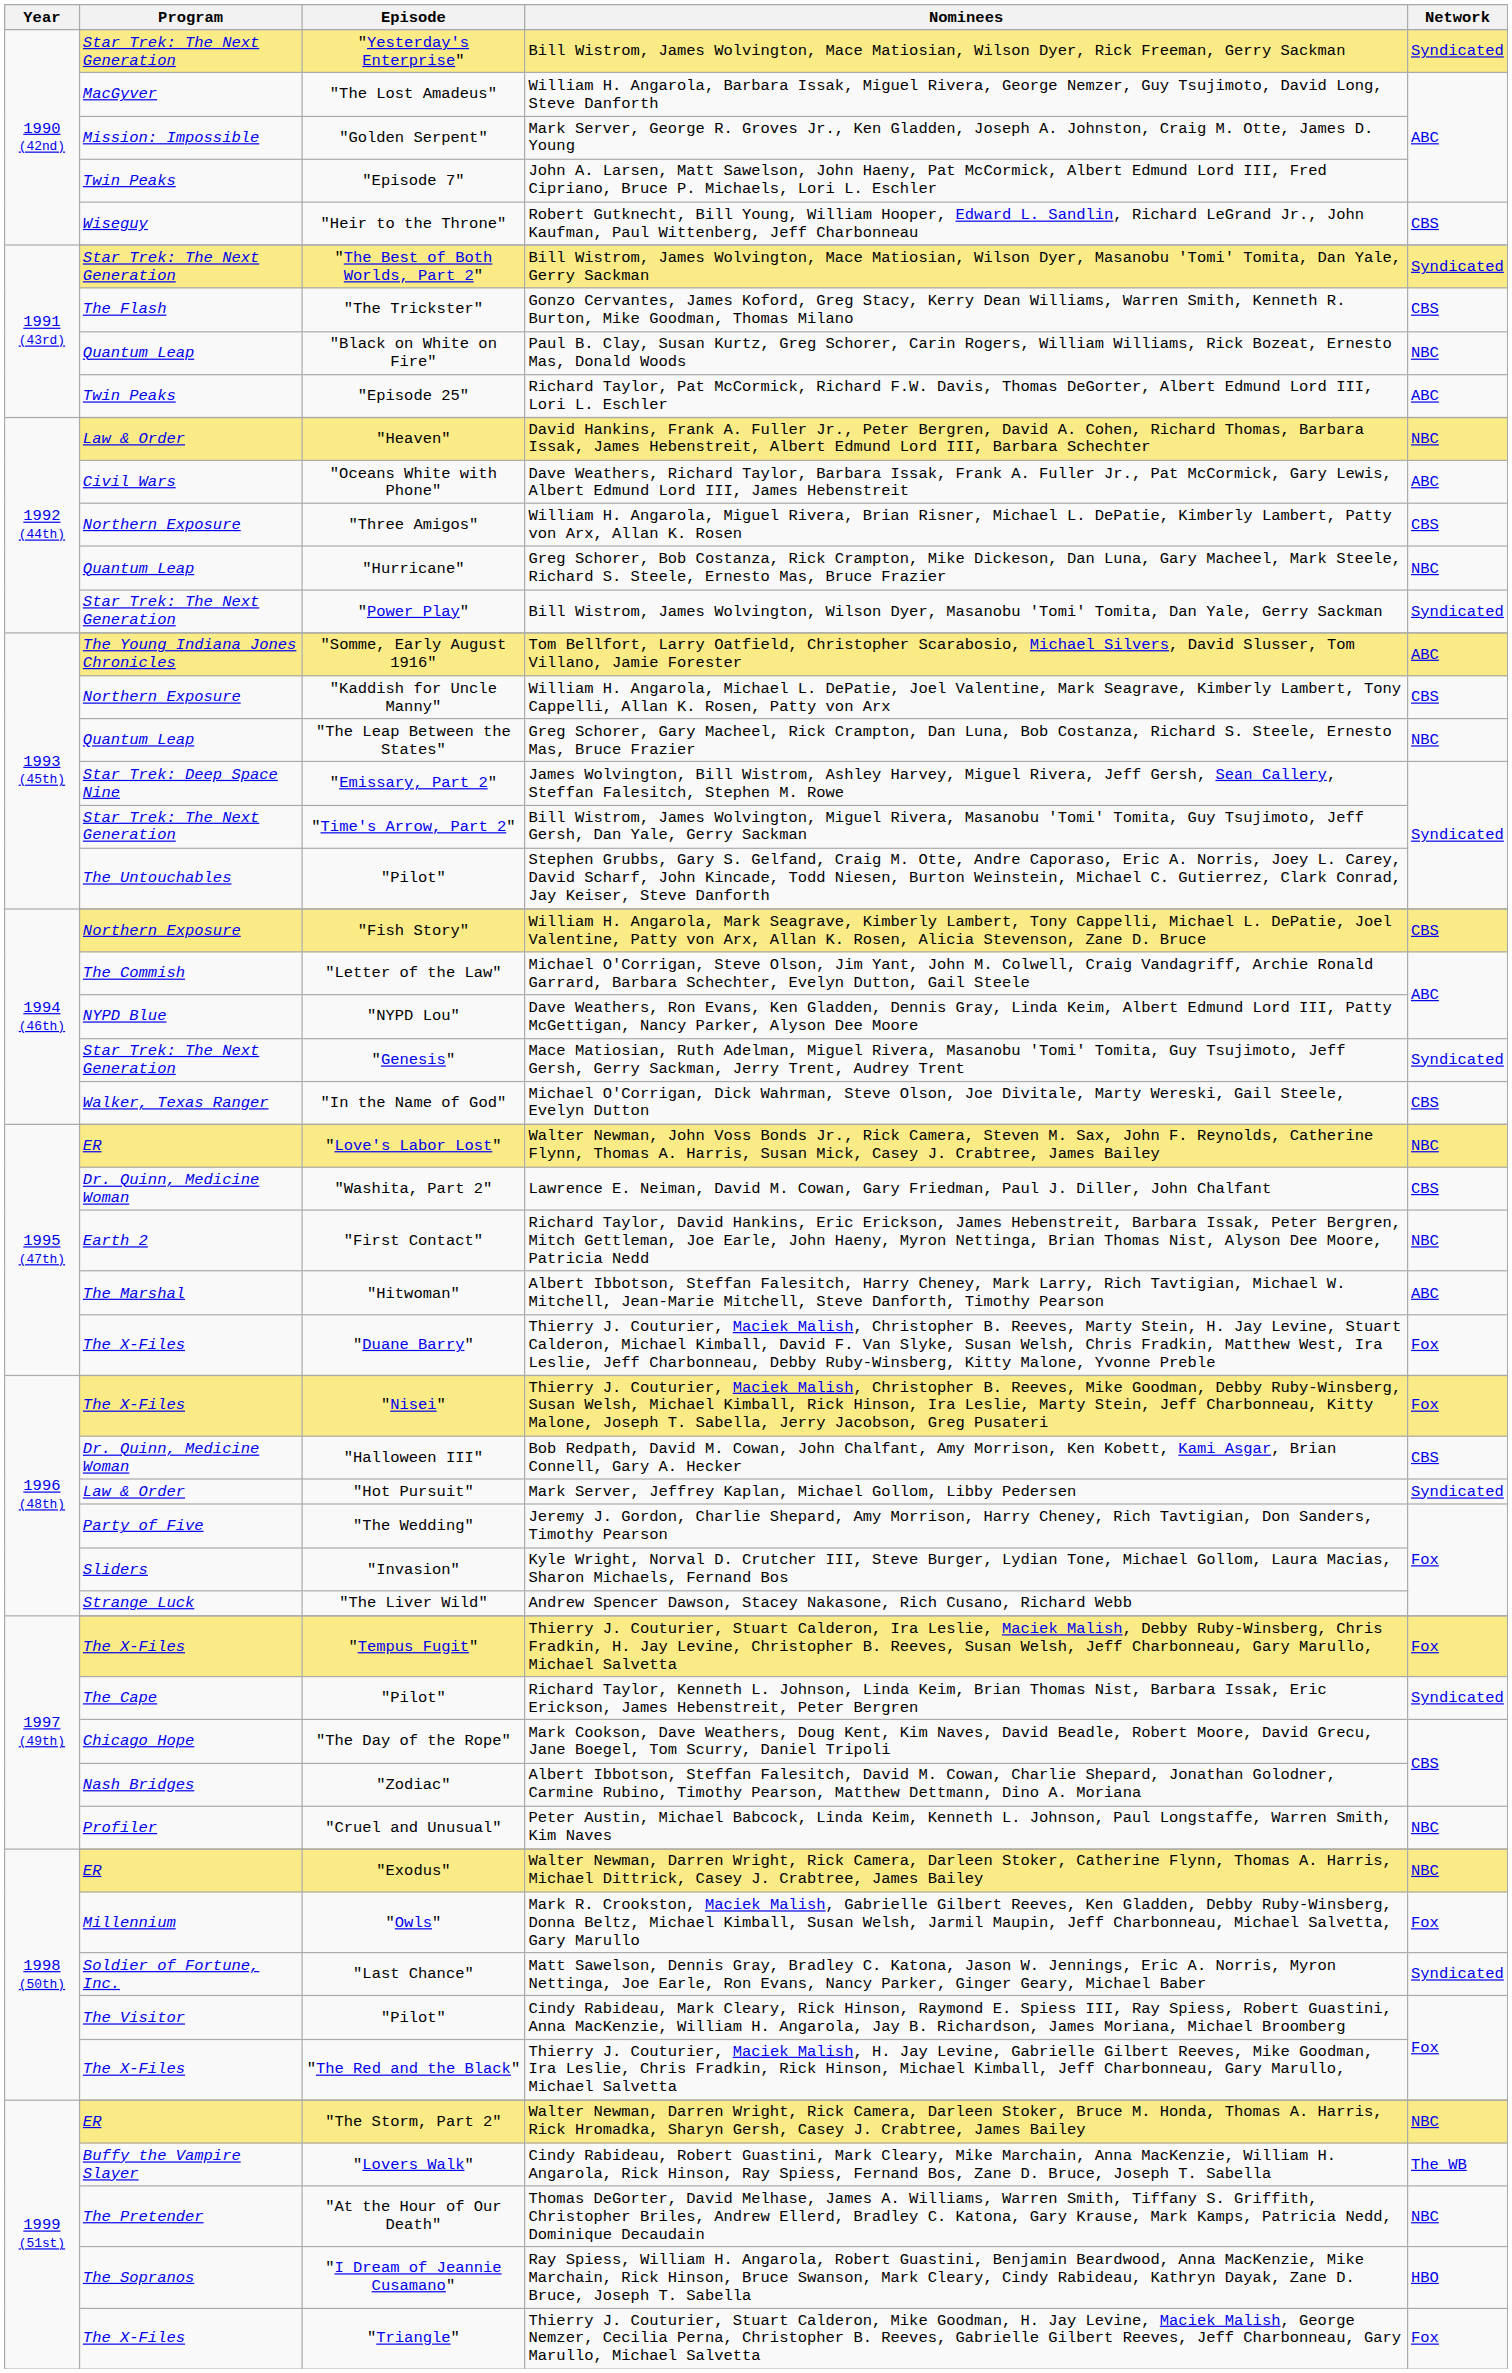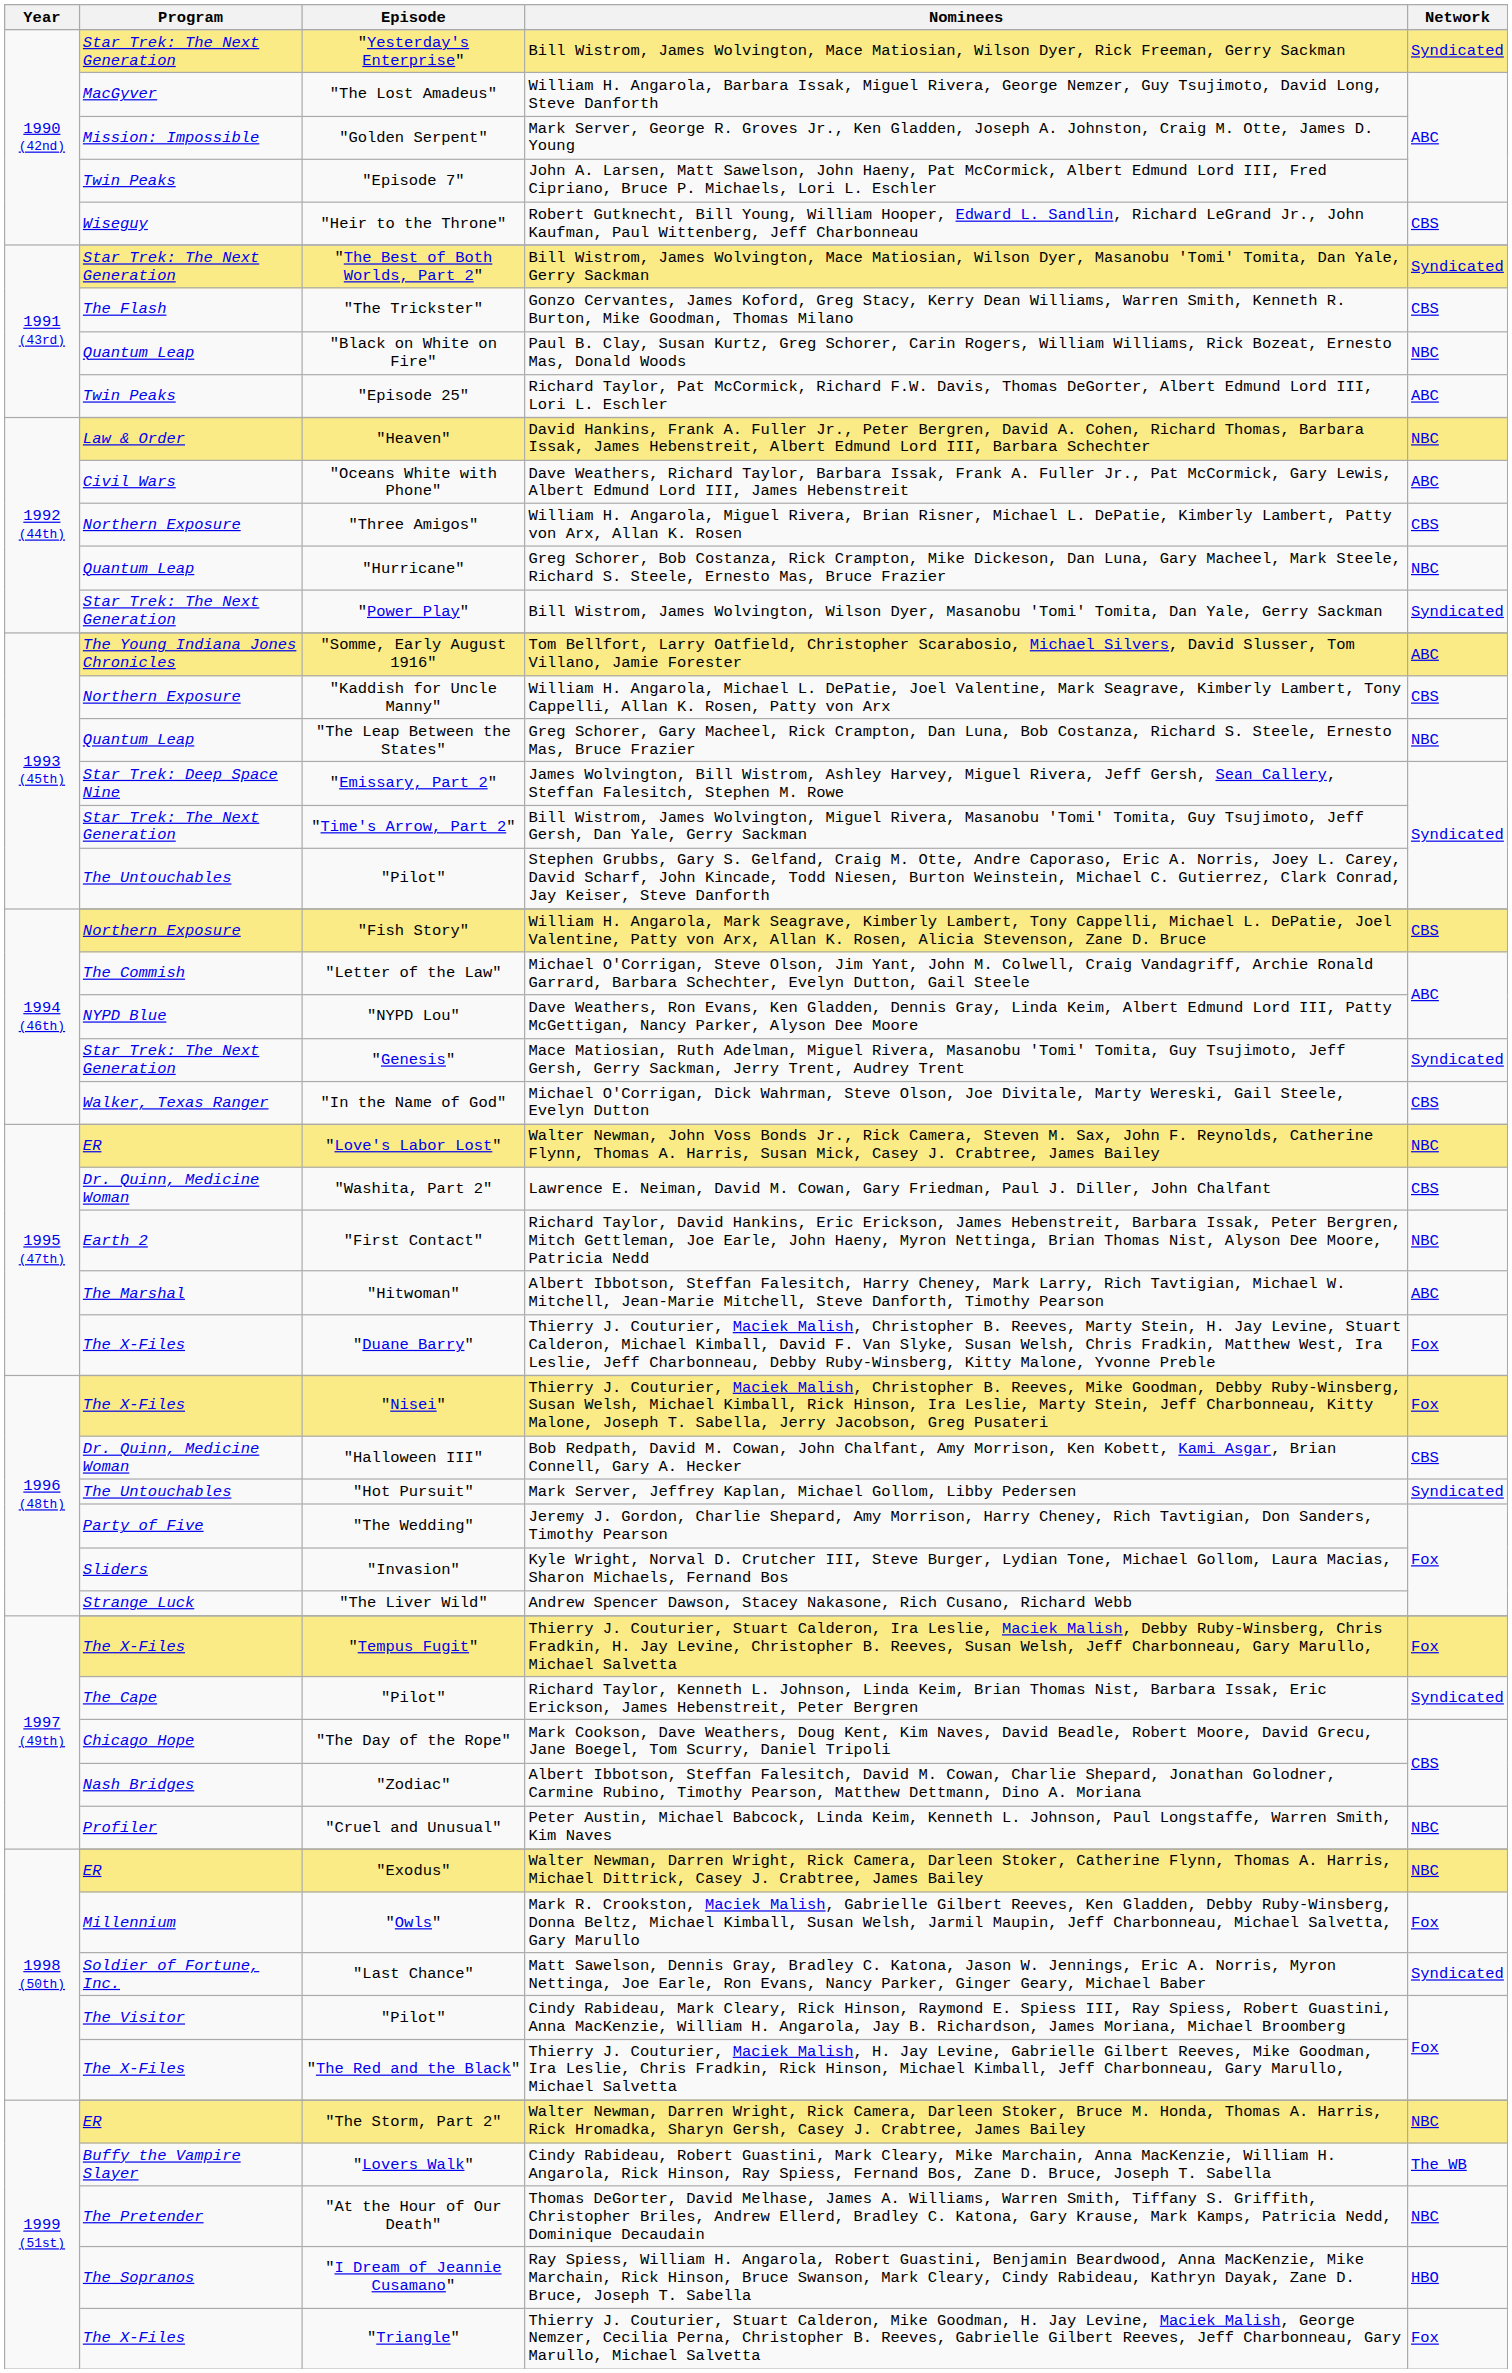(134, 1492) Law & Order -> (157, 1492) The Untouchables
